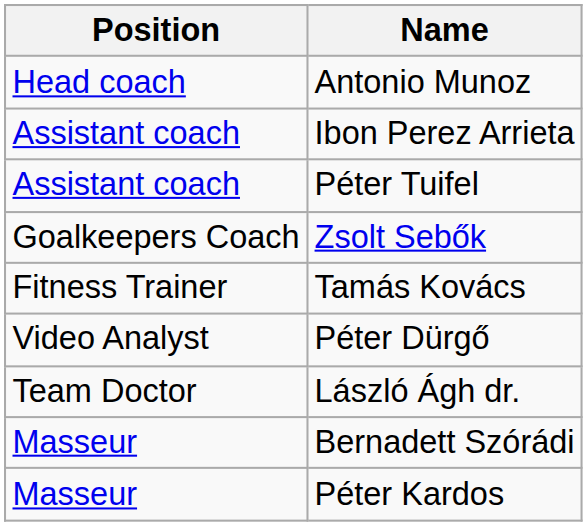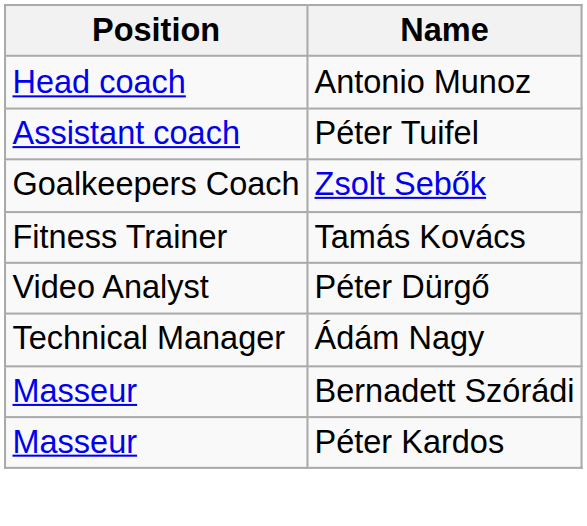- row: (445, 133)
+ row: (399, 339)
- row: (417, 390)
